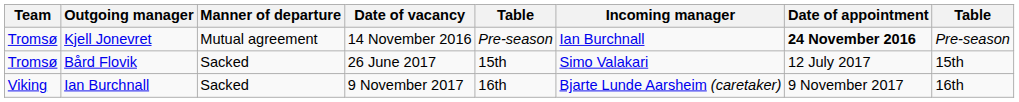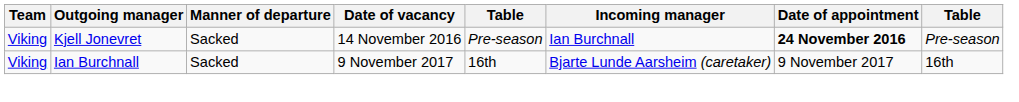(33, 39) Tromsø -> (28, 39) Viking
(259, 39) Mutual agreement -> (214, 39) Sacked
- row: (101, 62)
